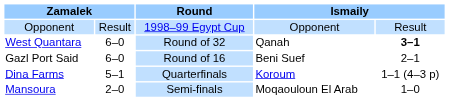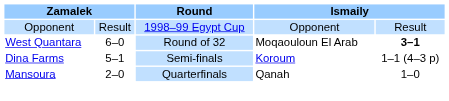(272, 42) Qanah -> (307, 42) Moqaouloun El Arab
- row: (42, 58)
(194, 74) Quarterfinals -> (194, 58) Semi-finals
(194, 89) Semi-finals -> (194, 74) Quarterfinals
(307, 89) Moqaouloun El Arab -> (272, 74) Qanah
